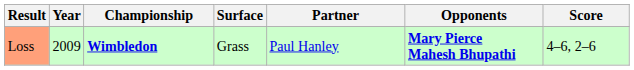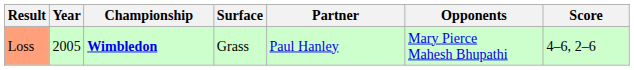(67, 45) 2009 -> (67, 45) 2005
(462, 45) bold -> (458, 45) normal
